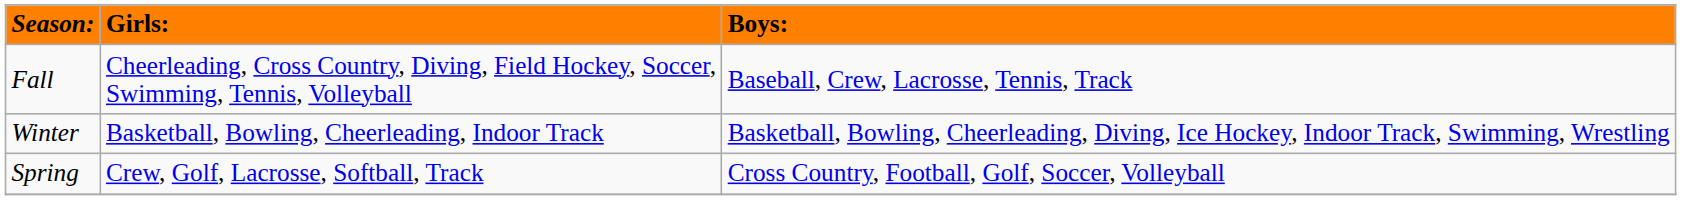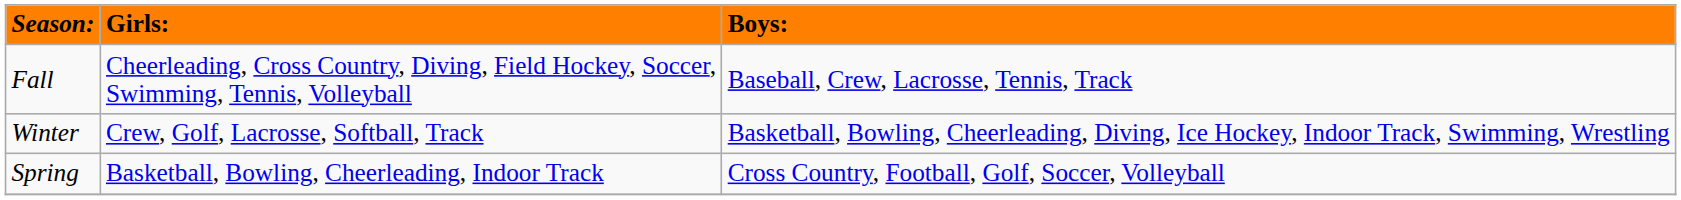(355, 133) Basketball, Bowling, Cheerleading, Indoor Track -> (295, 133) Crew, Golf, Lacrosse, Softball, Track
(295, 173) Crew, Golf, Lacrosse, Softball, Track -> (355, 173) Basketball, Bowling, Cheerleading, Indoor Track
